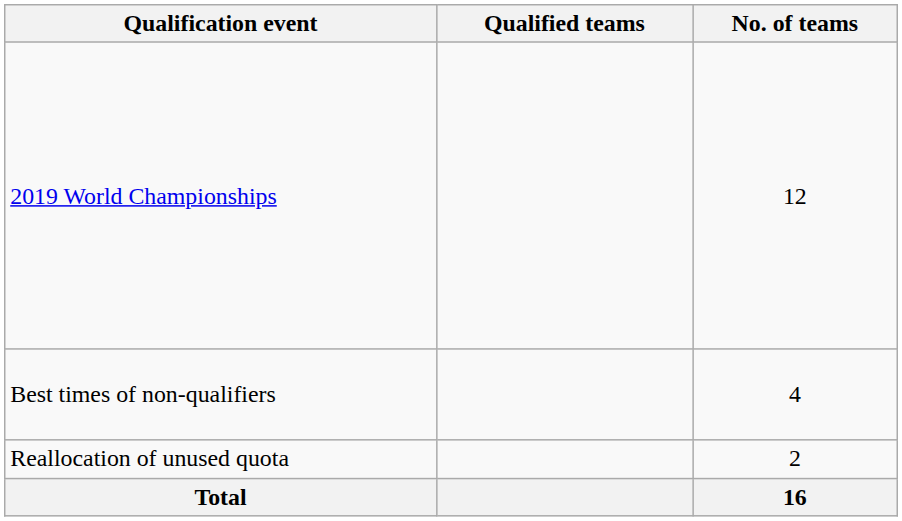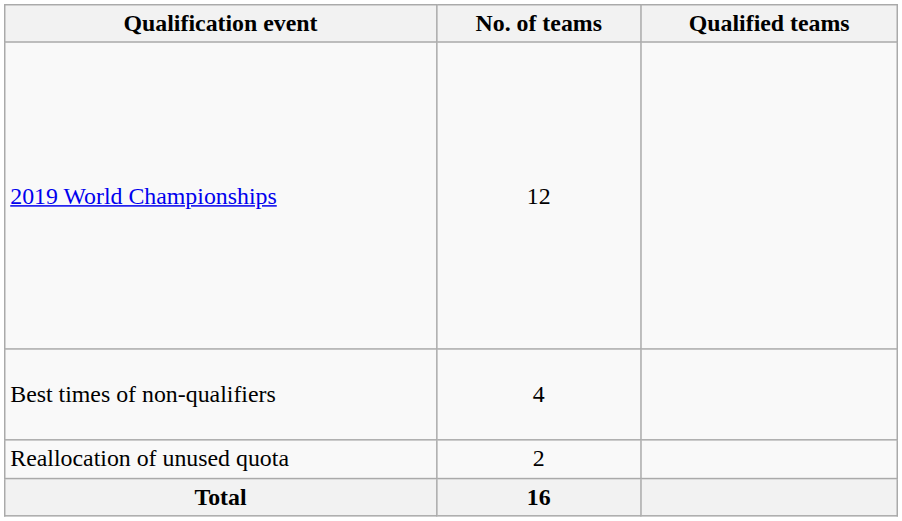columns swapped: (795, 23) <-> (564, 23)
